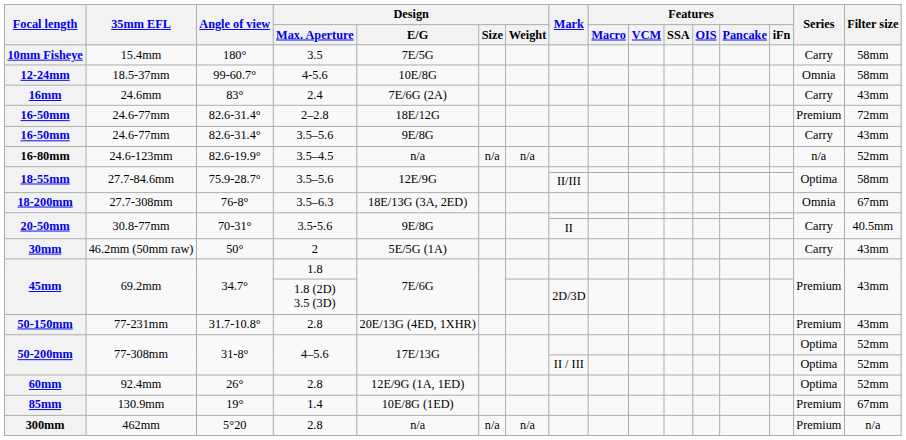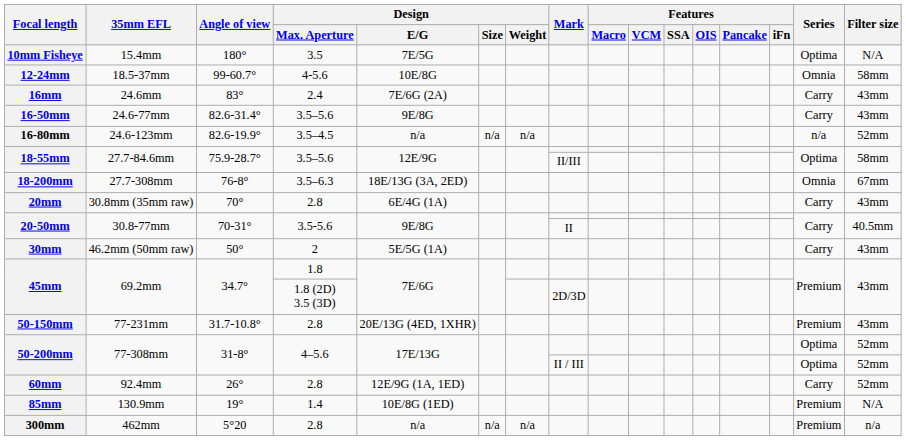(819, 54) Carry -> (819, 54) Optima
(873, 54) 58mm -> (873, 54) N/A
- row: (45, 115)
+ row: (45, 202)
(819, 384) Optima -> (819, 384) Carry
(873, 405) 67mm -> (873, 405) N/A
